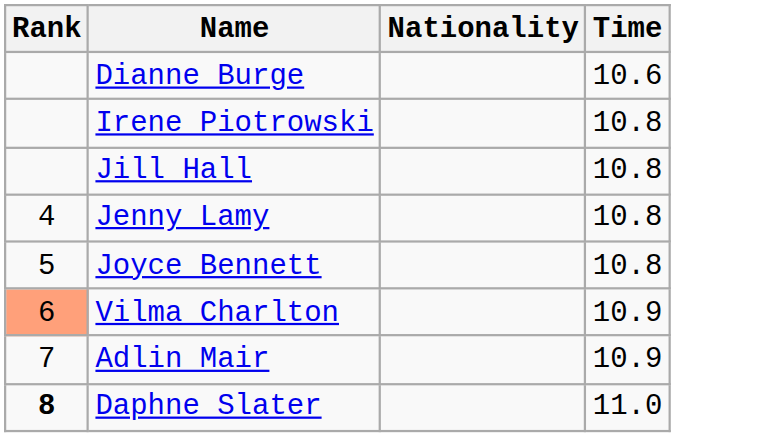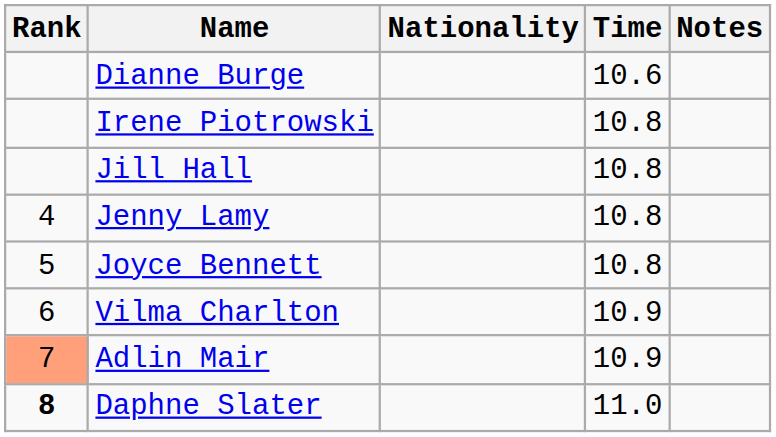+ column: (720, 29)
(47, 312) lightsalmon background -> (47, 312) no background
(47, 359) no background -> (47, 359) lightsalmon background
